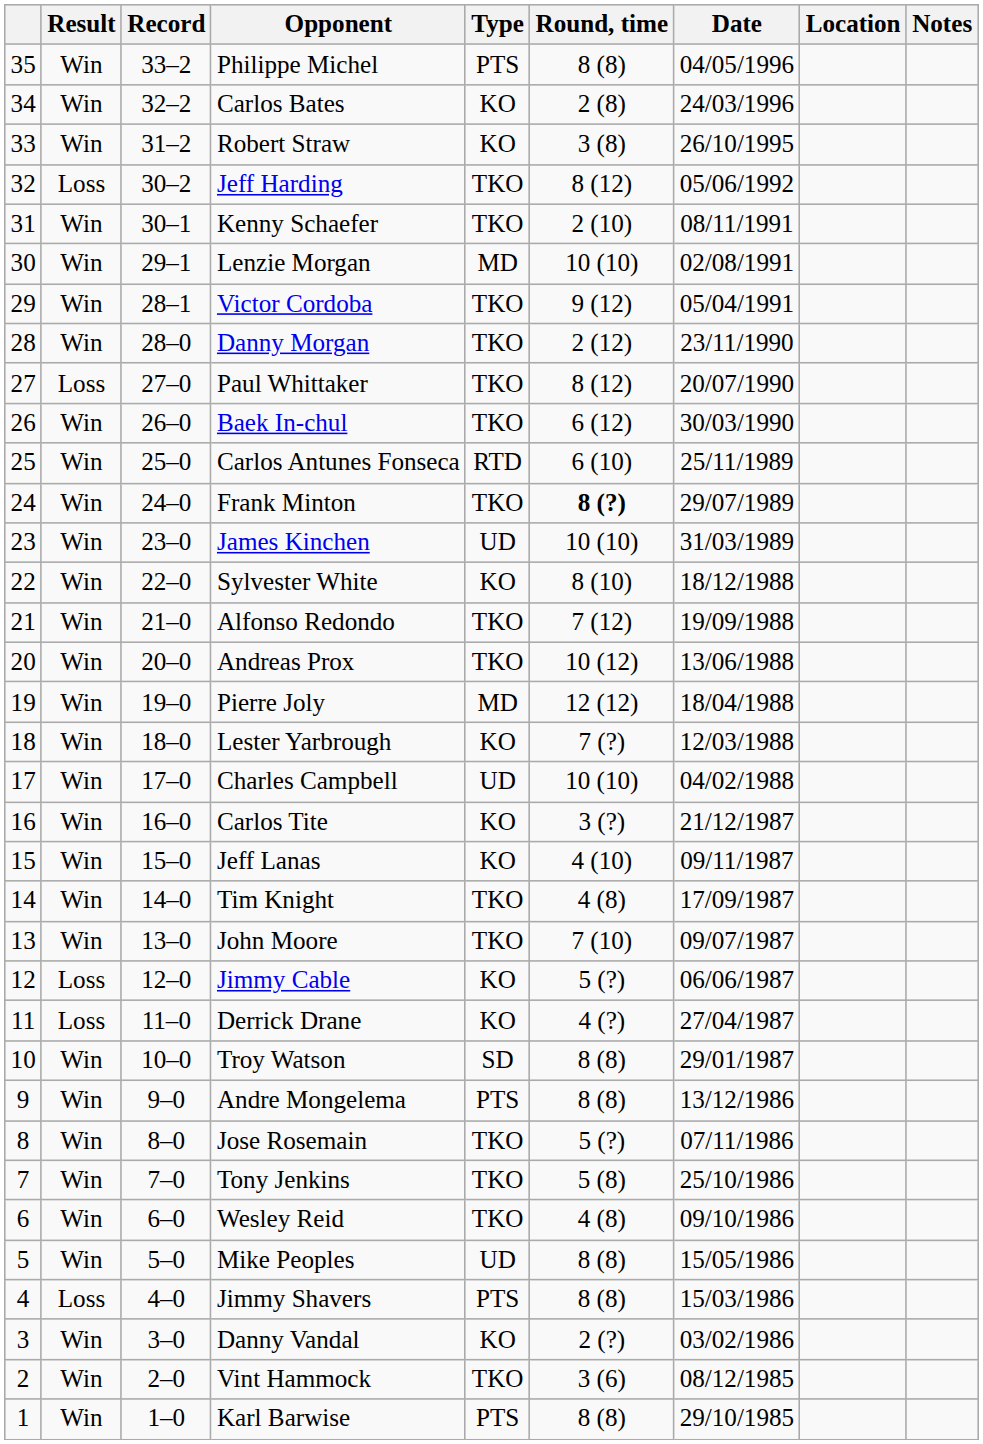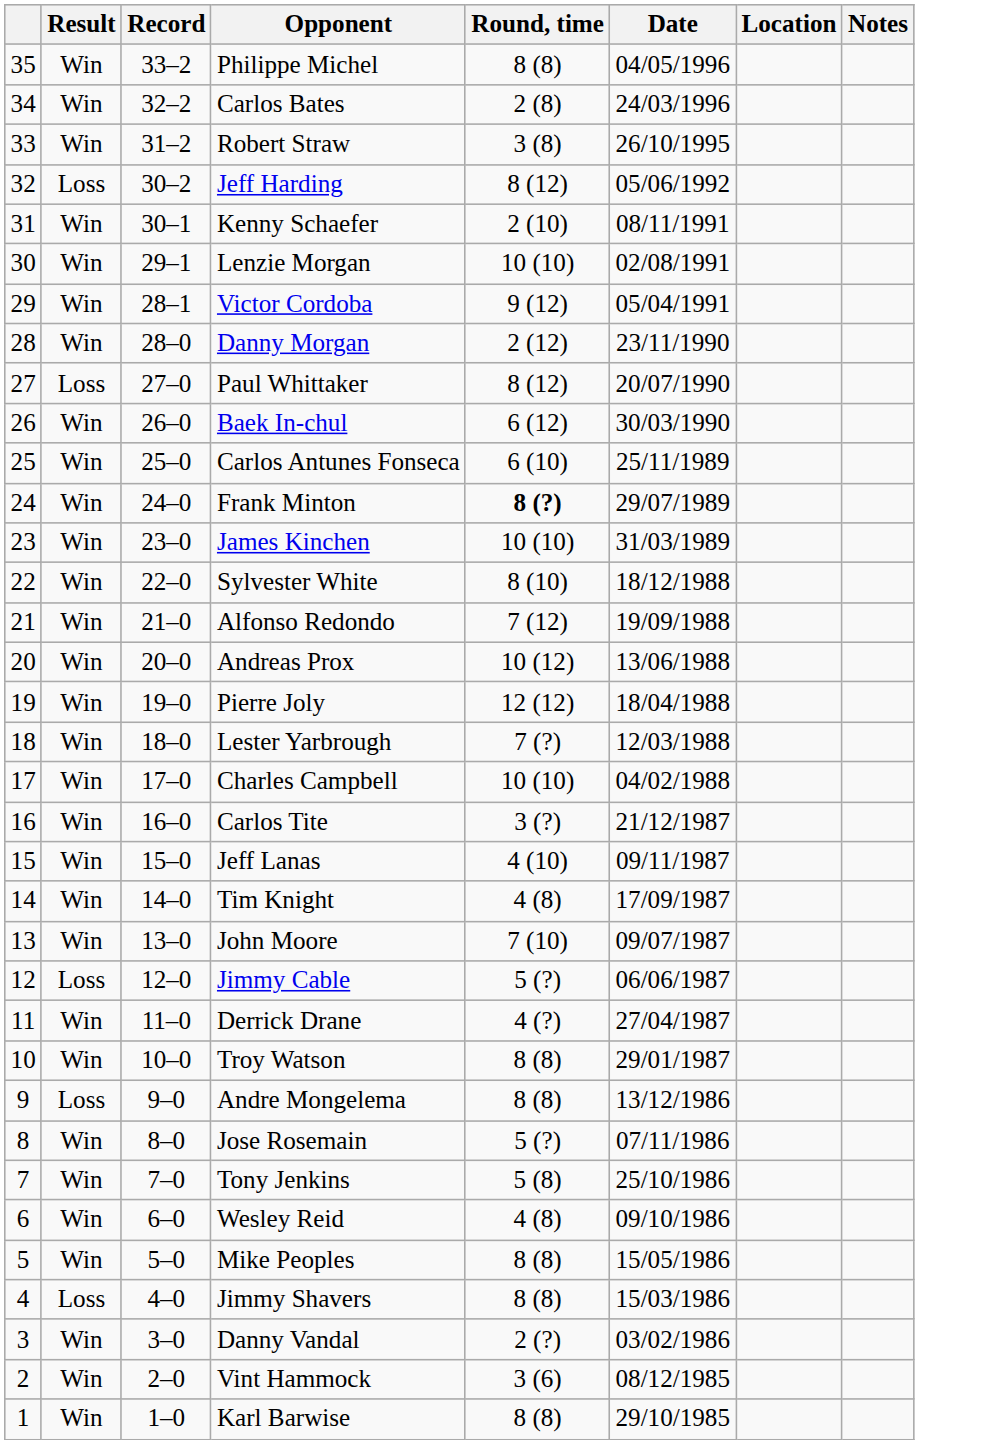- column: (498, 24)
(81, 1020) Loss -> (81, 1020) Win
(81, 1100) Win -> (81, 1100) Loss
